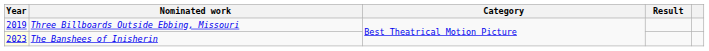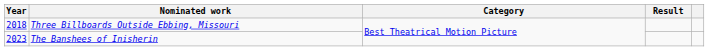(17, 25) 2019 -> (17, 25) 2018
(17, 39) lightyellow background -> (17, 39) no background
